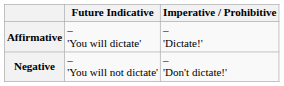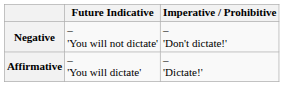rows swapped: (34, 36) <-> (34, 66)
